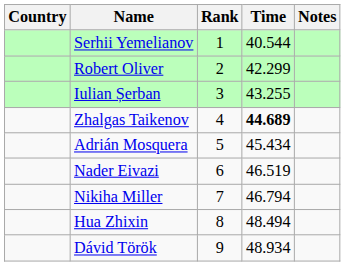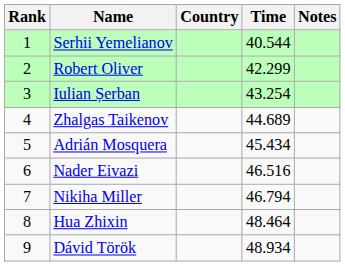columns swapped: (220, 17) <-> (37, 17)
(268, 94) 43.255 -> (268, 94) 43.254
(268, 119) bold -> (268, 119) normal
(268, 171) 46.519 -> (268, 171) 46.516
(268, 222) 48.494 -> (268, 222) 48.464
